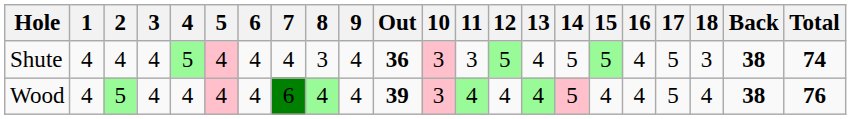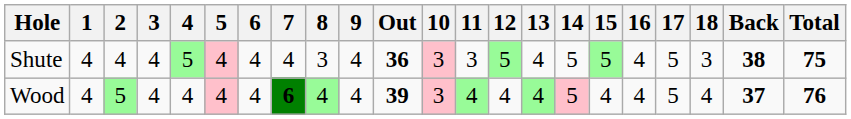(814, 59) 74 -> (814, 59) 75
(289, 95) normal -> (289, 95) bold
(754, 95) 38 -> (754, 95) 37
